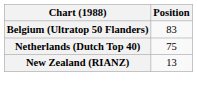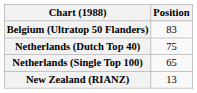+ row: (78, 63)
